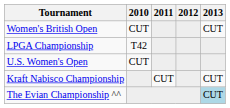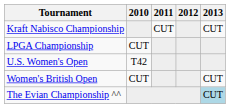rows swapped: (65, 79) <-> (52, 29)
(139, 46) T42 -> (139, 46) CUT
(139, 62) CUT -> (139, 62) T42
